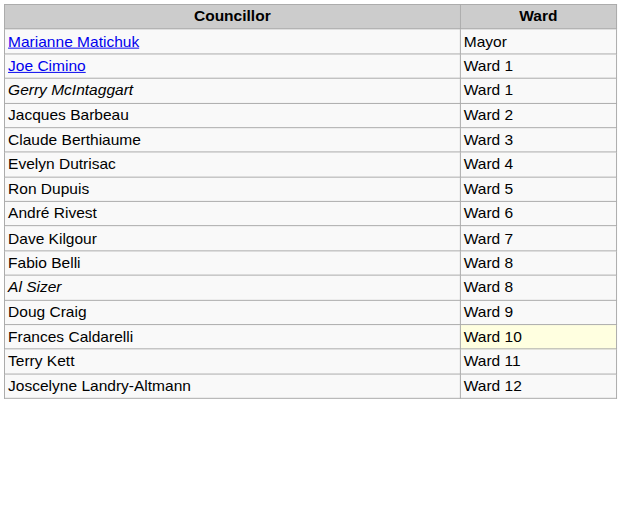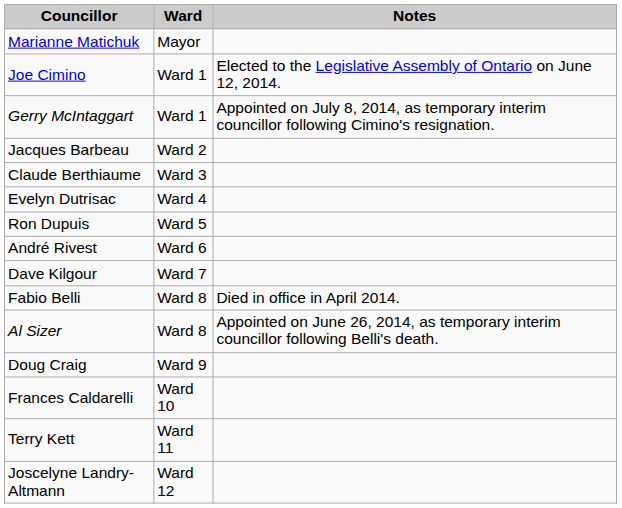+ column: (415, 16)
(493, 336) lightyellow background -> (175, 397) no background
